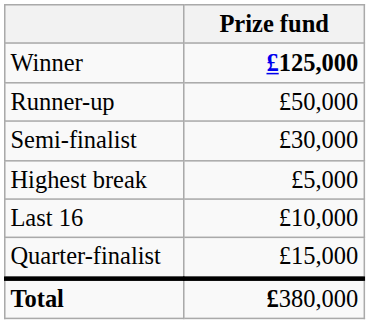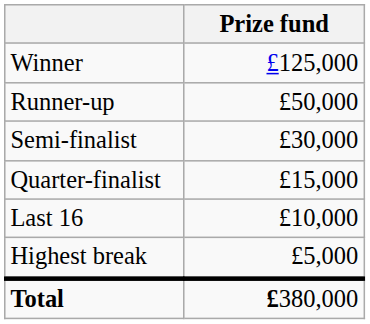(312, 62) bold -> (312, 62) normal
rows swapped: (86, 256) <-> (79, 179)
